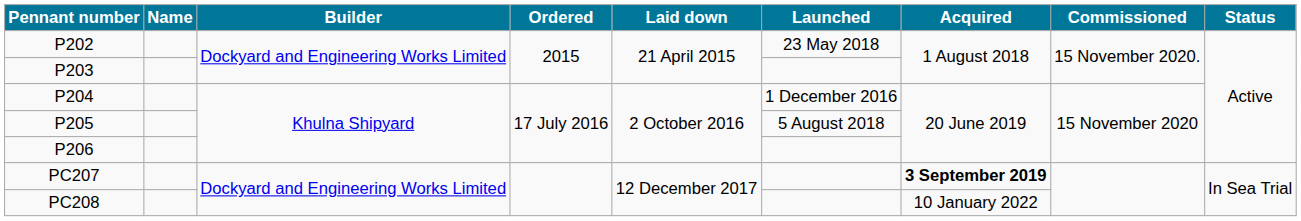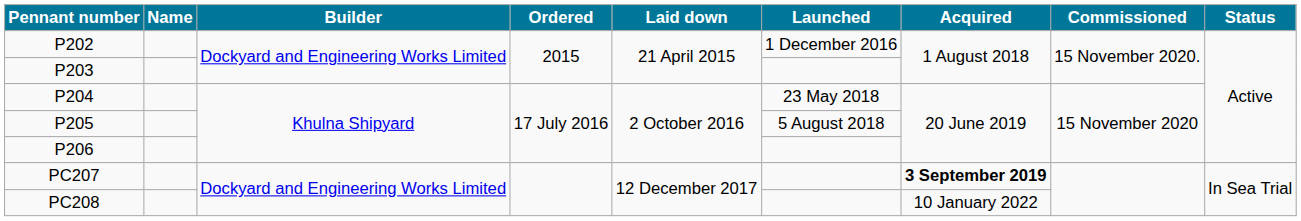(831, 44) 23 May 2018 -> (831, 44) 1 December 2016
(831, 96) 1 December 2016 -> (831, 96) 23 May 2018
